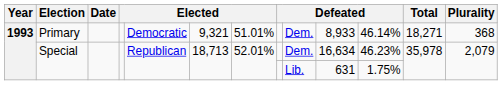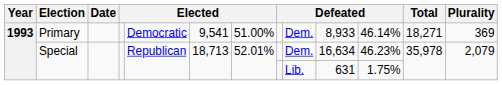(214, 32) 9,321 -> (214, 32) 9,541
(254, 32) 51.01% -> (254, 32) 51.00%
(485, 32) 368 -> (485, 32) 369
